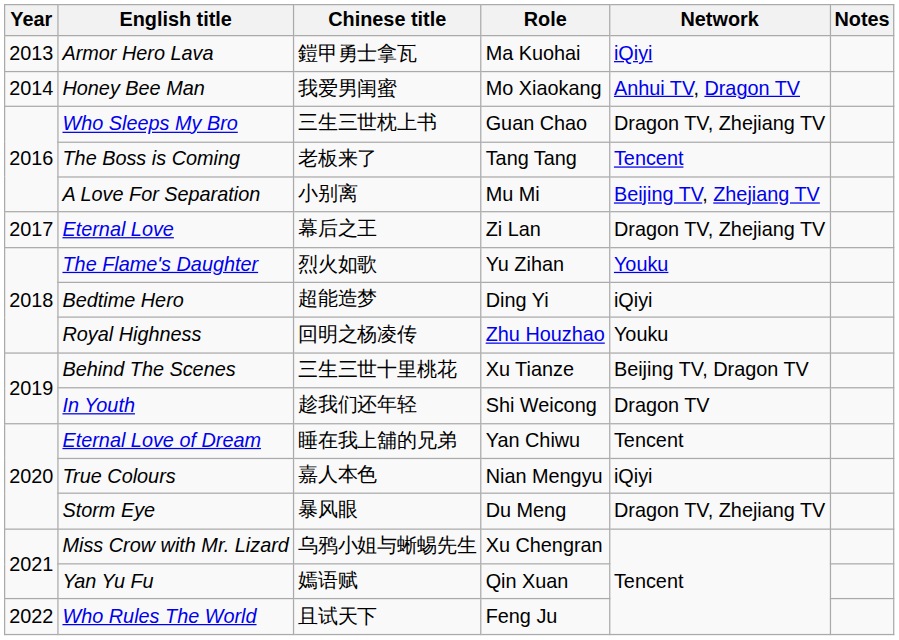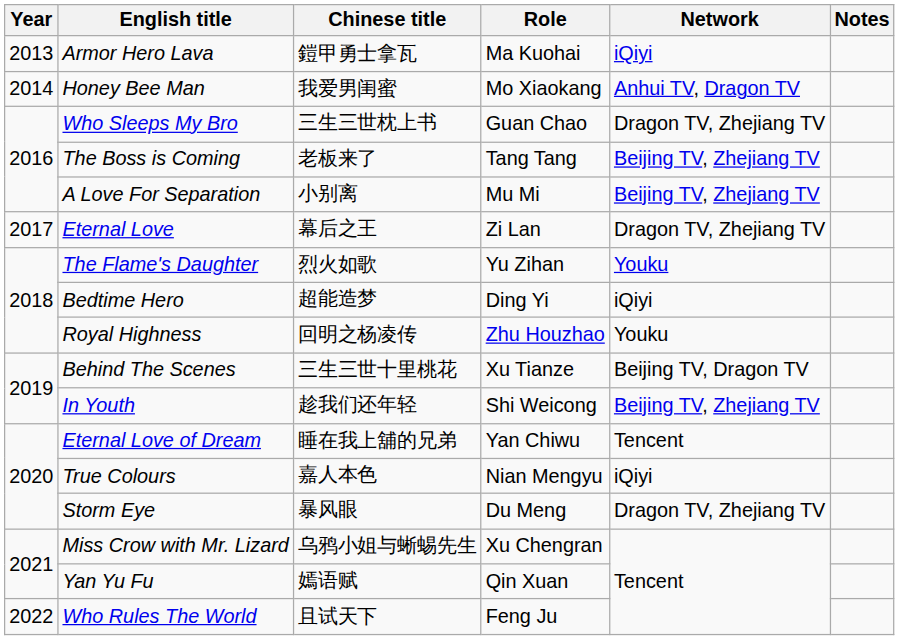(649, 159) Tencent -> (717, 159) Beijing TV, Zhejiang TV
(662, 405) Dragon TV -> (717, 405) Beijing TV, Zhejiang TV
